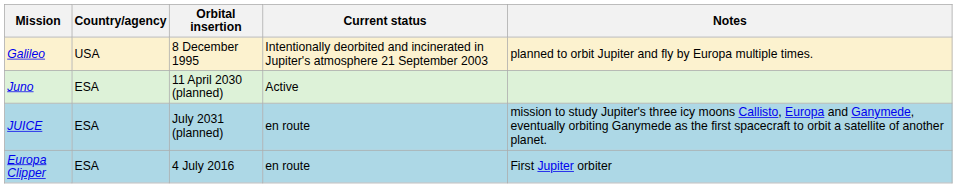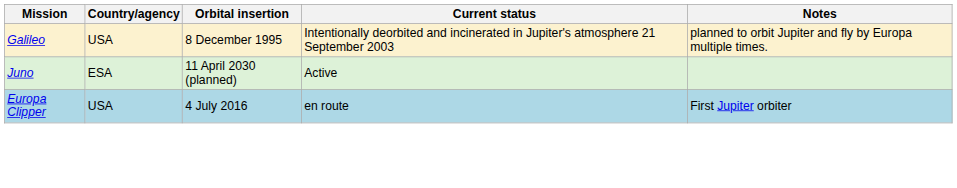- row: (25, 126)
(87, 166) ESA -> (100, 106) USA
